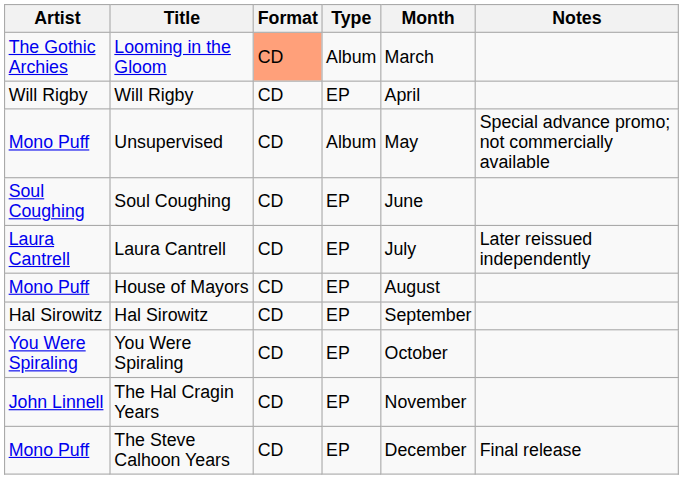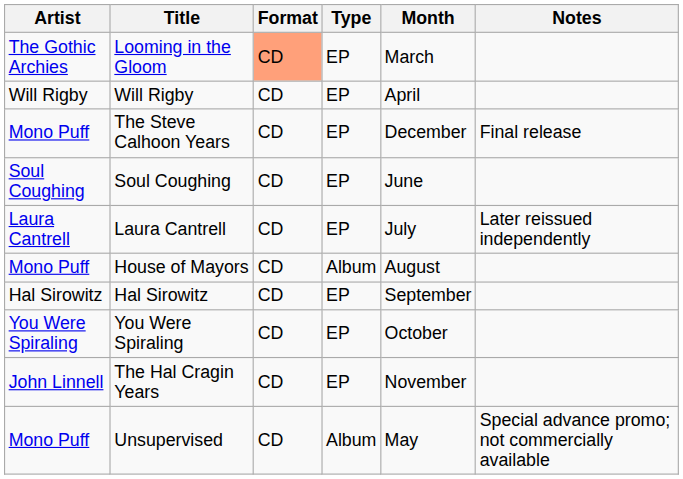(351, 56) Album -> (338, 56) EP
rows swapped: (169, 143) <-> (172, 450)
(338, 287) EP -> (351, 267) Album
